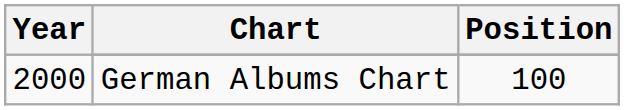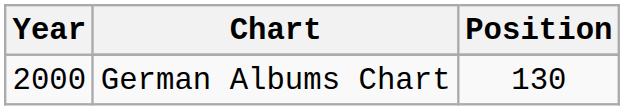(539, 80) 100 -> (539, 80) 130
